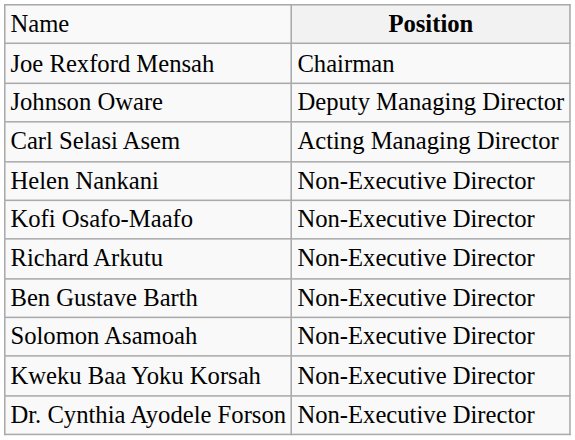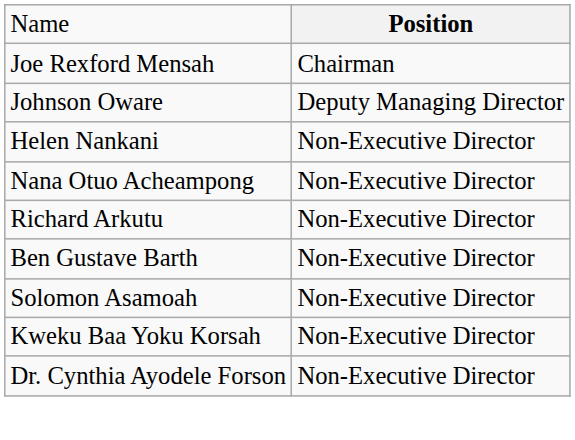- row: (95, 141)
- row: (102, 219)
+ row: (132, 180)
